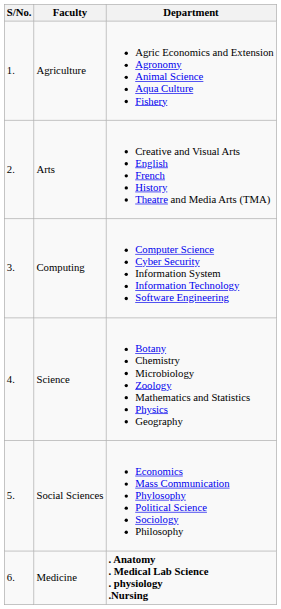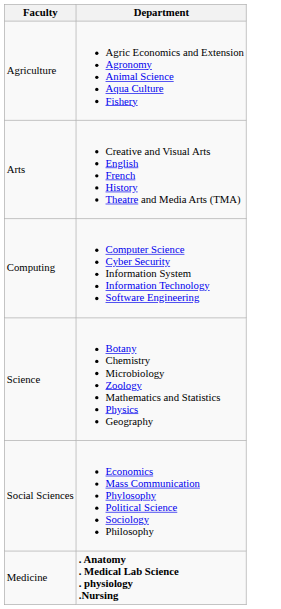- column: (19, 13)
